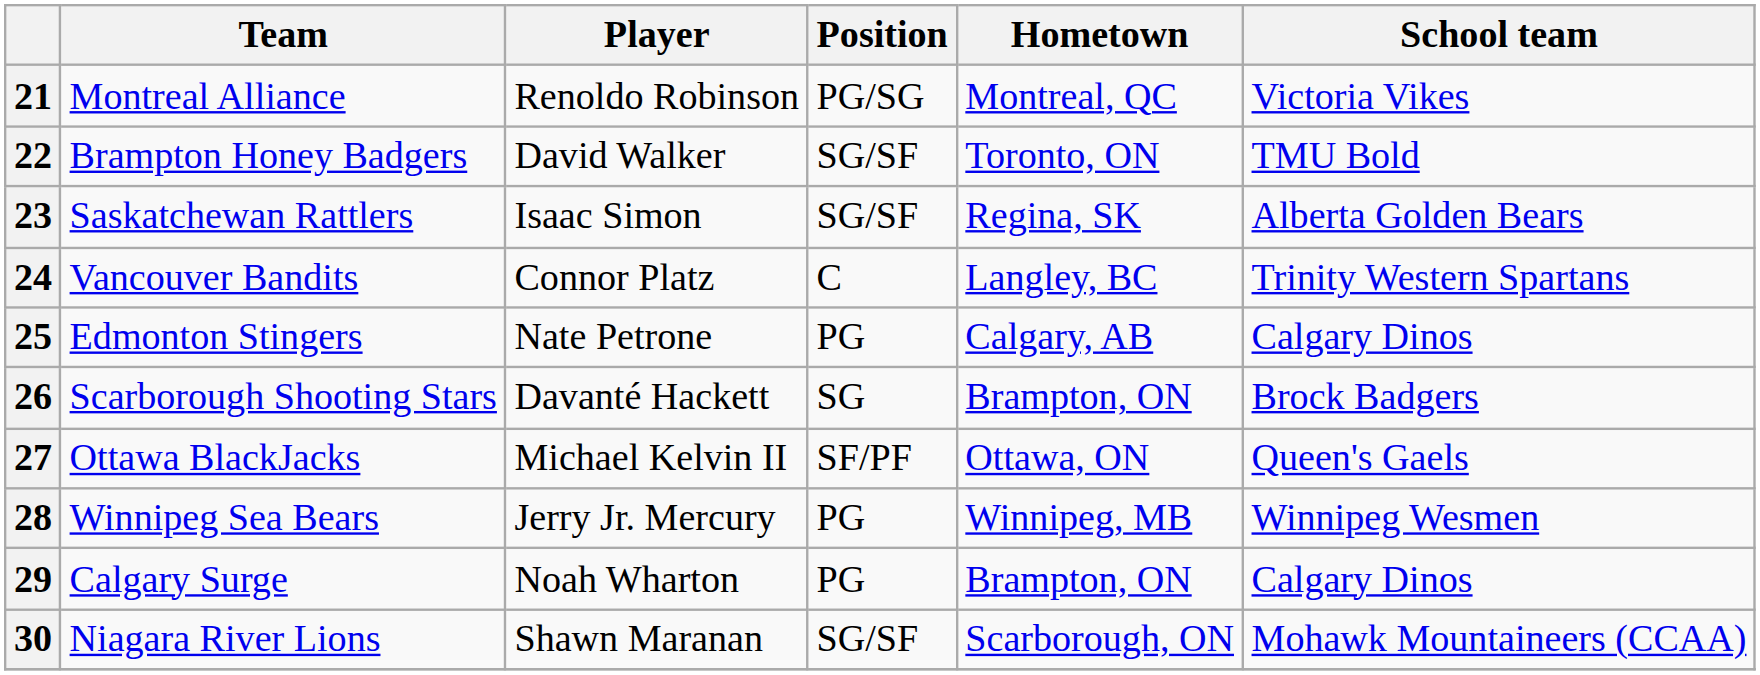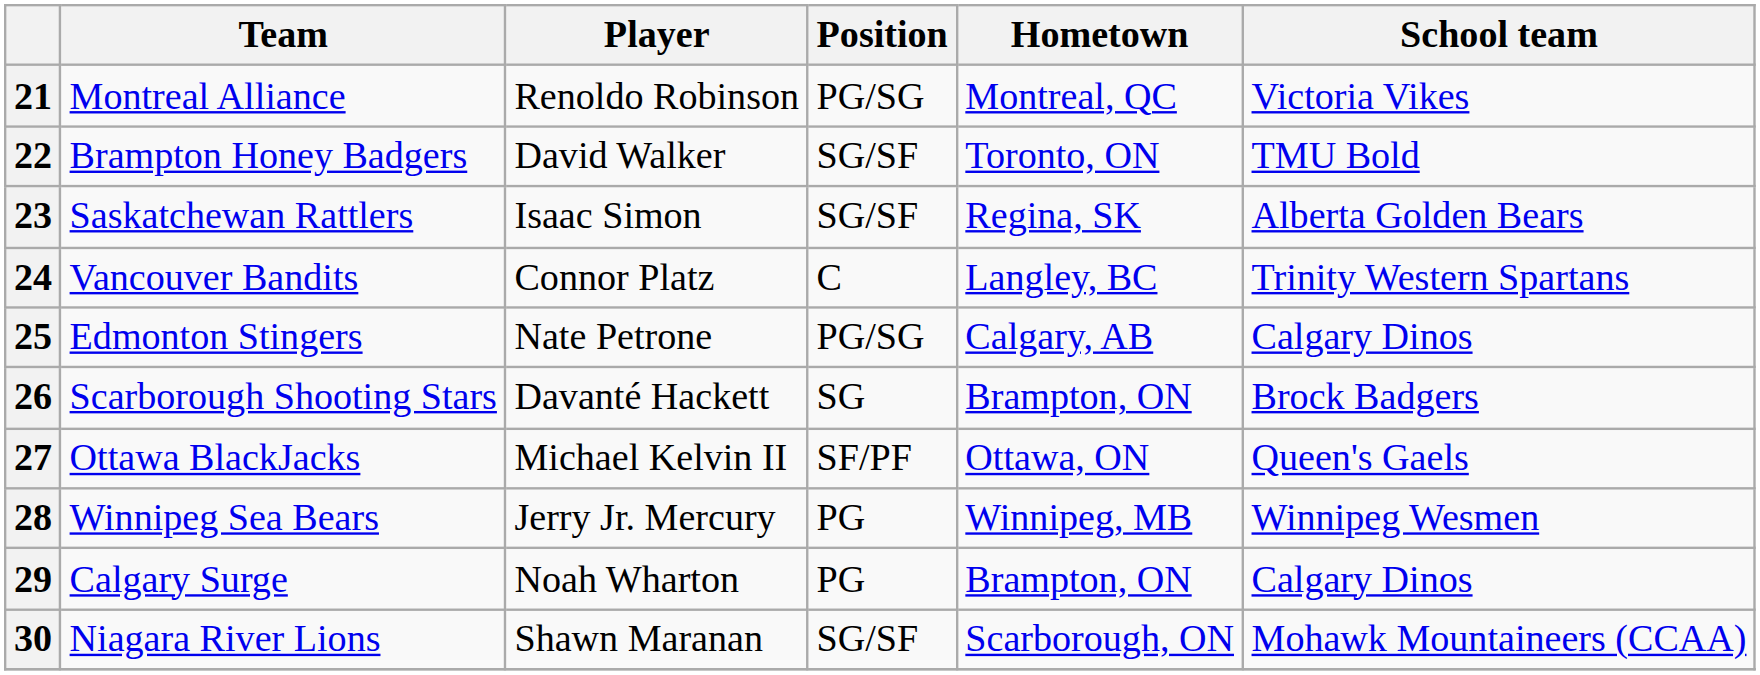(841, 336) PG -> (871, 336) PG/SG
